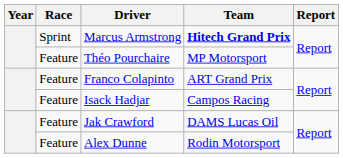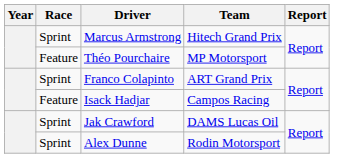(239, 36) bold -> (234, 36) normal
(59, 79) Feature -> (55, 79) Sprint
(59, 121) Feature -> (55, 121) Sprint
(59, 143) Feature -> (55, 143) Sprint
